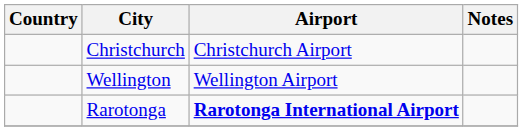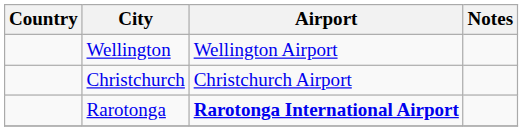rows swapped: (136, 49) <-> (129, 79)
